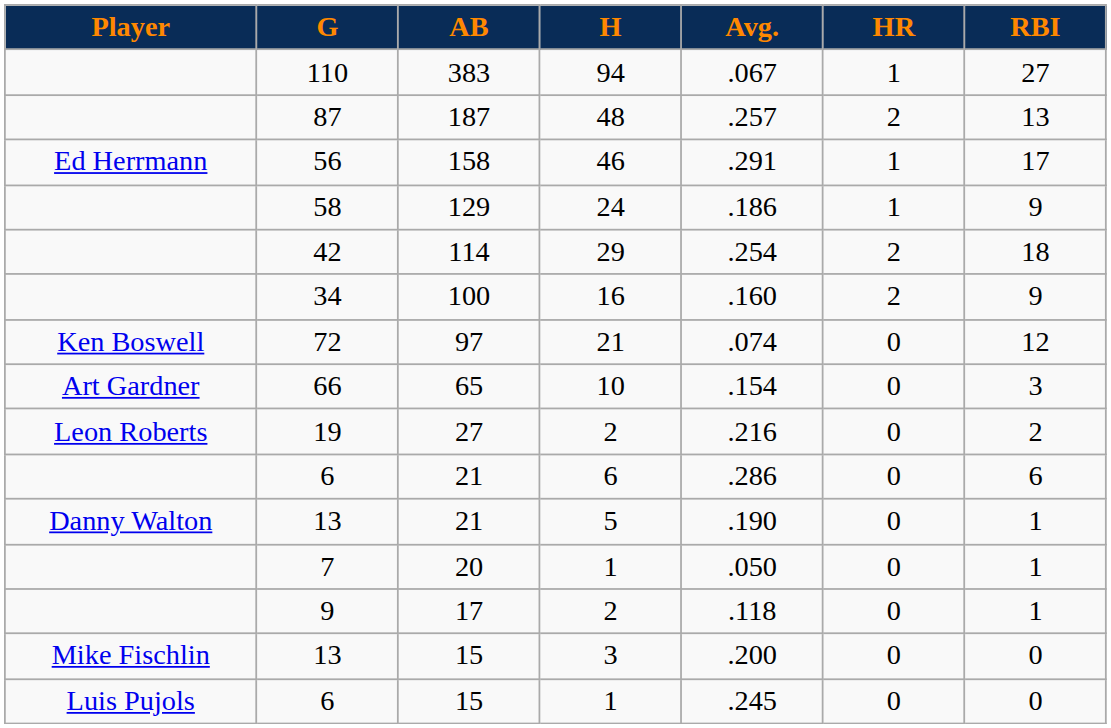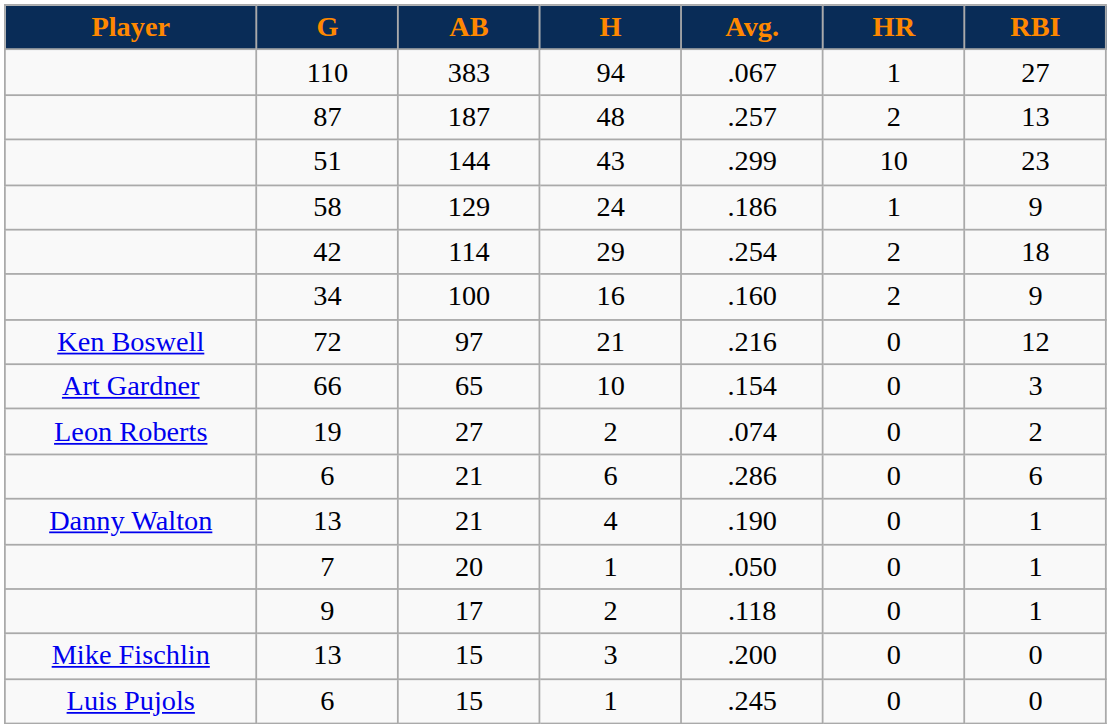- row: (327, 161)
+ row: (327, 161)
(752, 341) .074 -> (752, 341) .216
(752, 431) .216 -> (752, 431) .074
(611, 521) 5 -> (611, 521) 4
